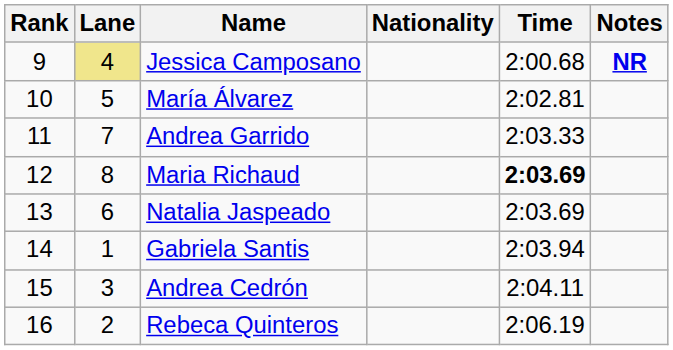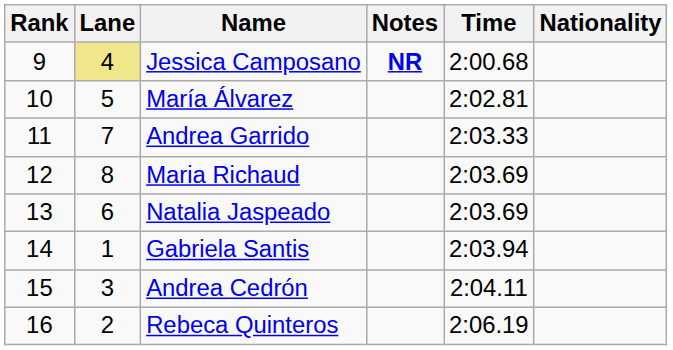columns swapped: (433, 23) <-> (630, 23)
(545, 174) bold -> (489, 174) normal
